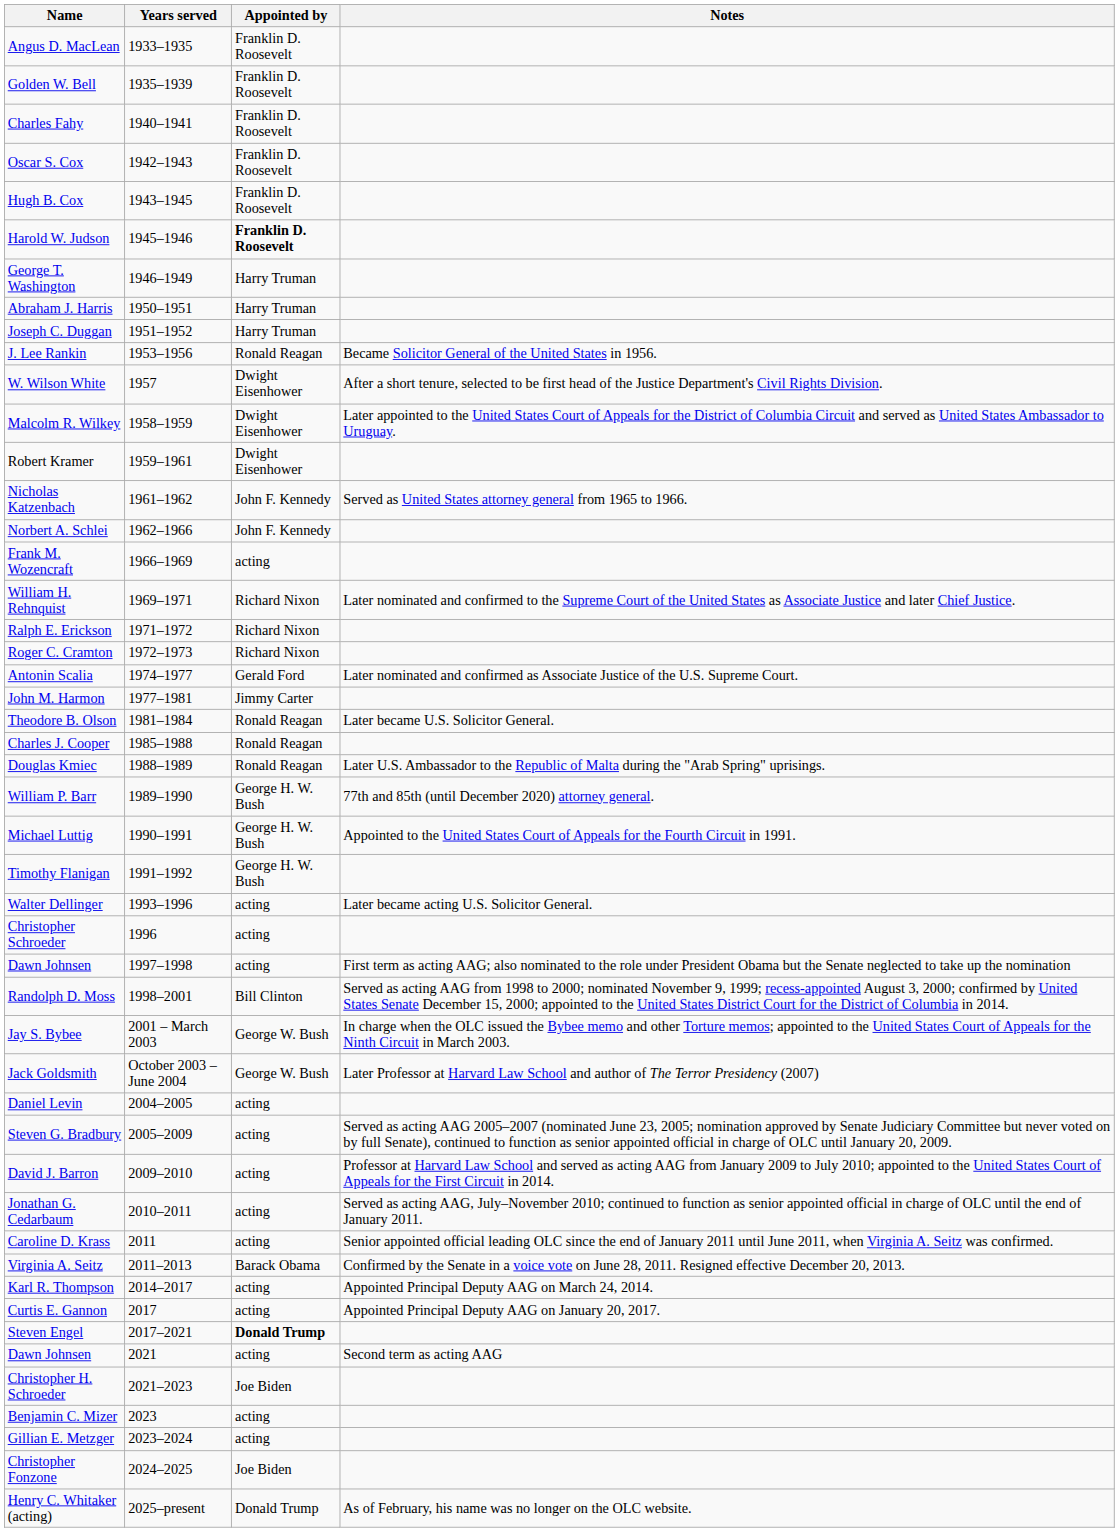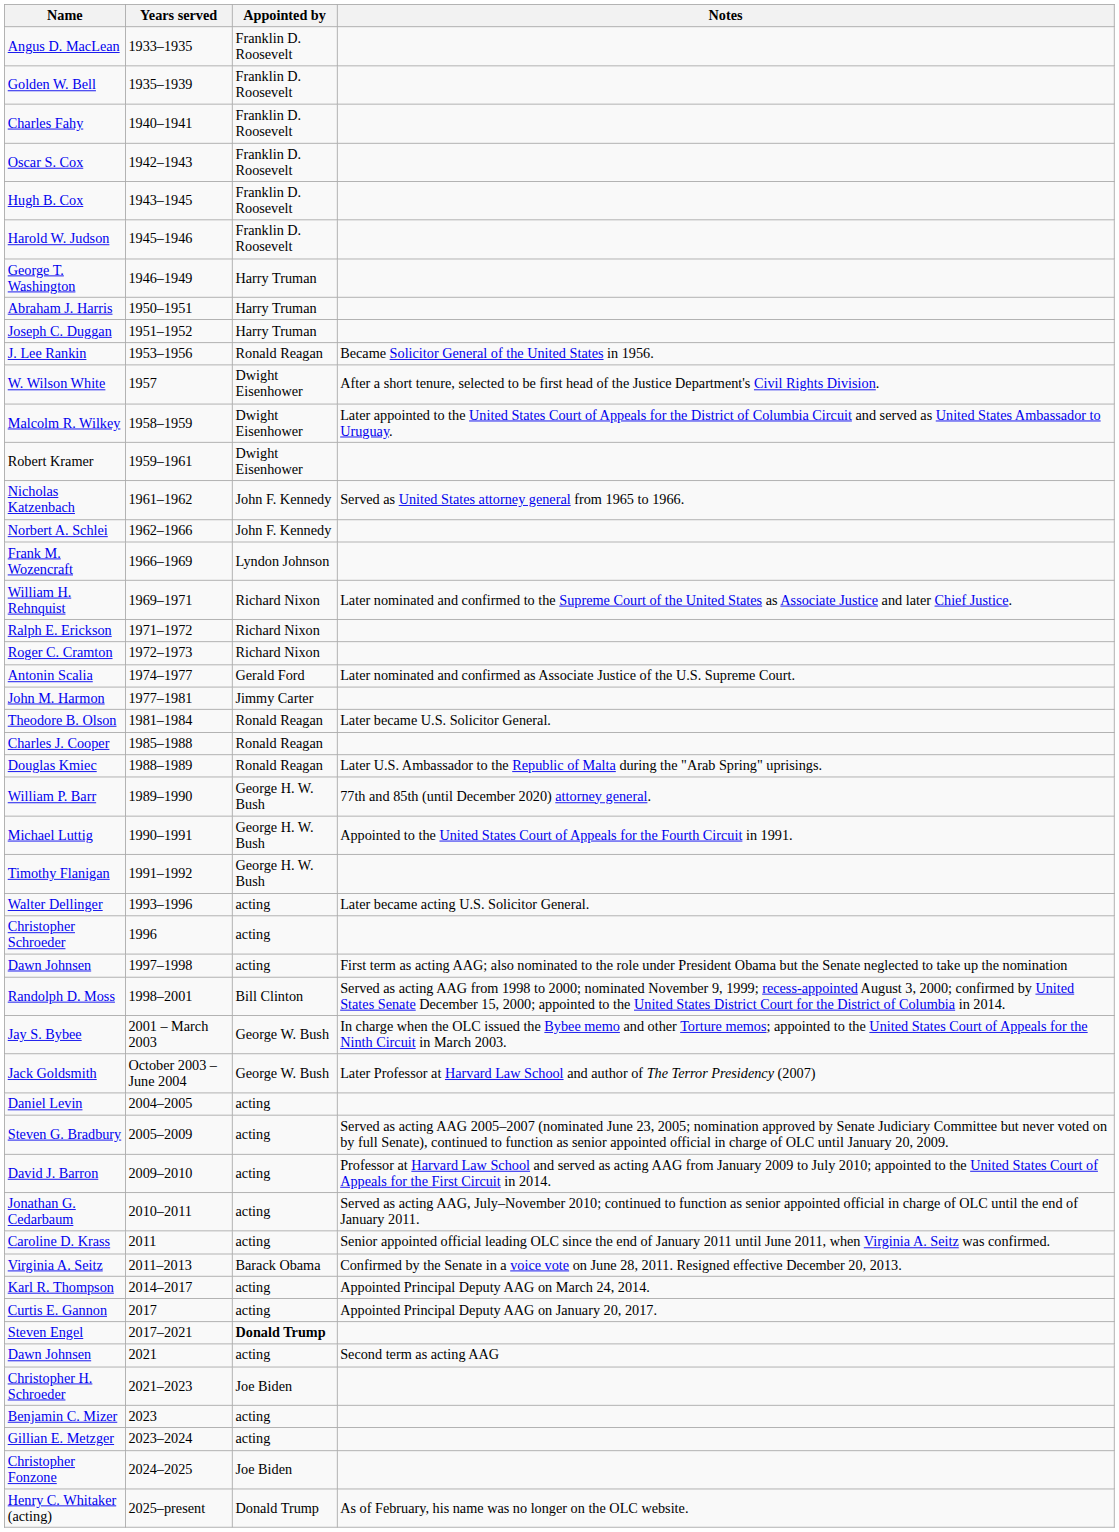(271, 239) bold -> (268, 239) normal
(252, 561) acting -> (282, 561) Lyndon Johnson
